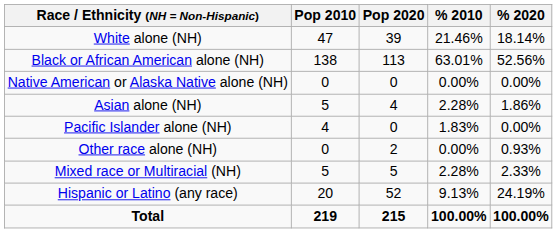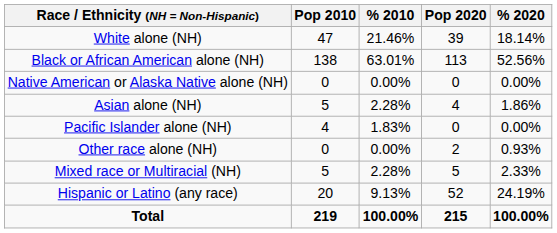columns swapped: (394, 15) <-> (459, 15)
